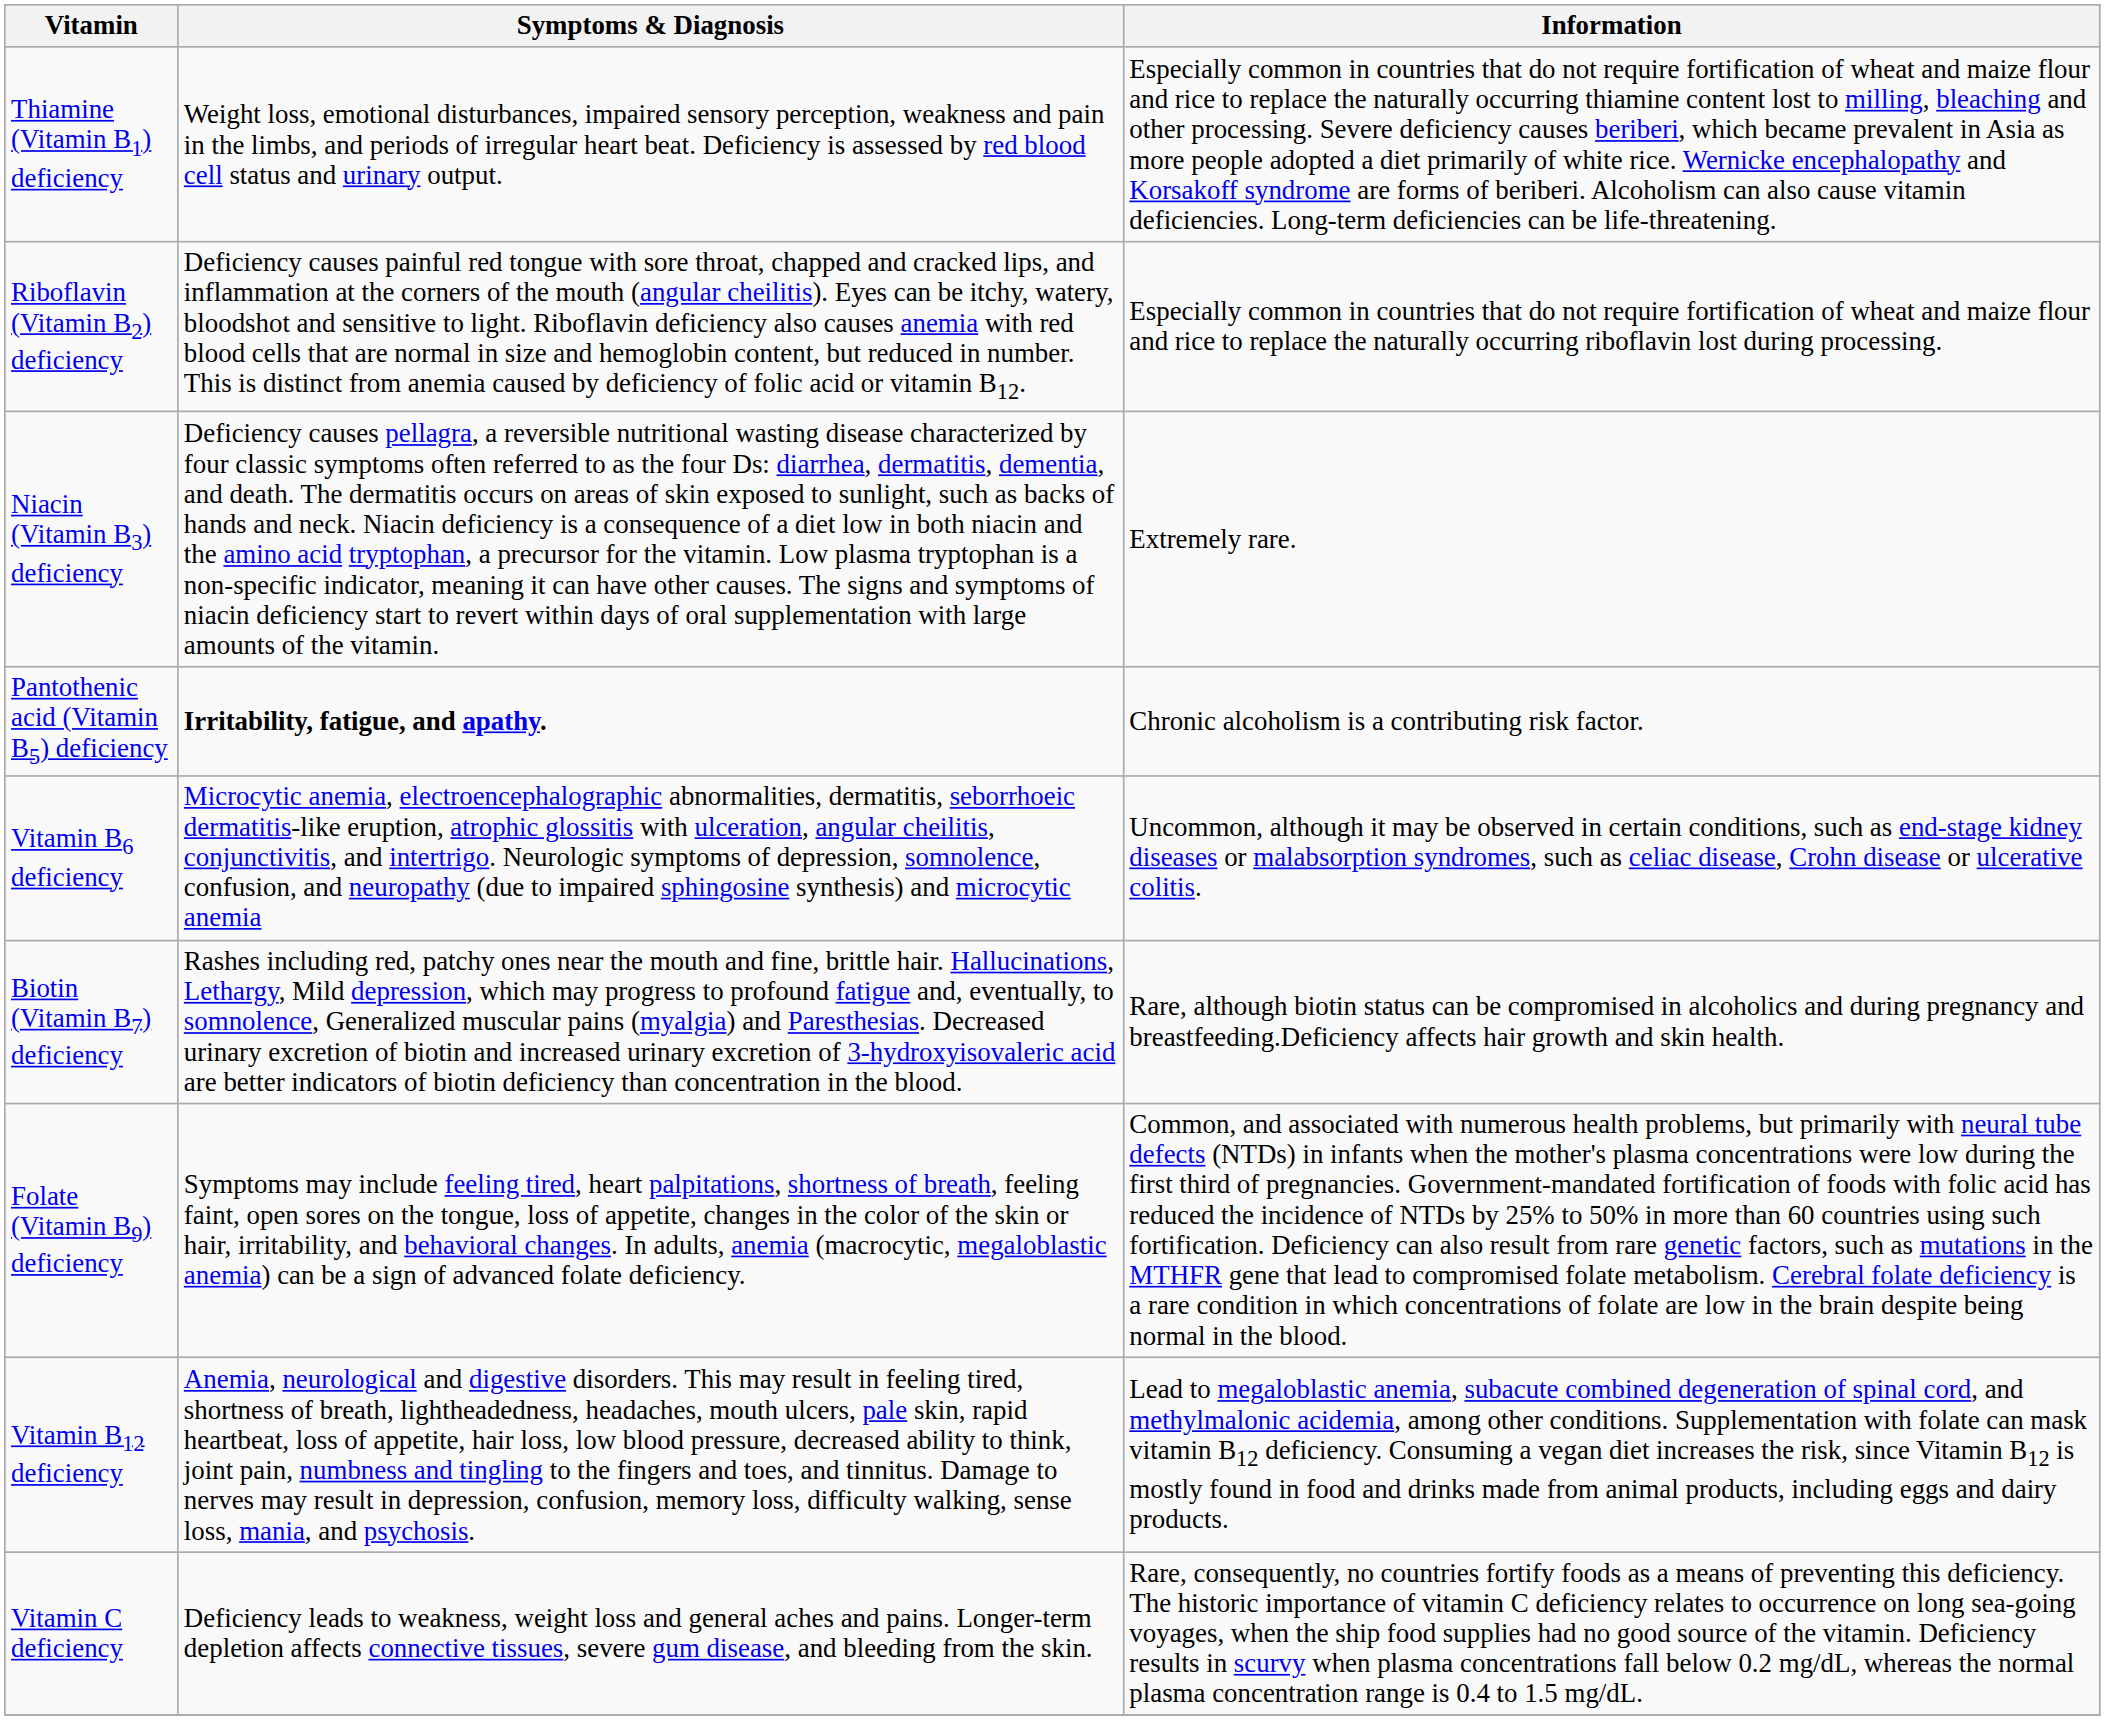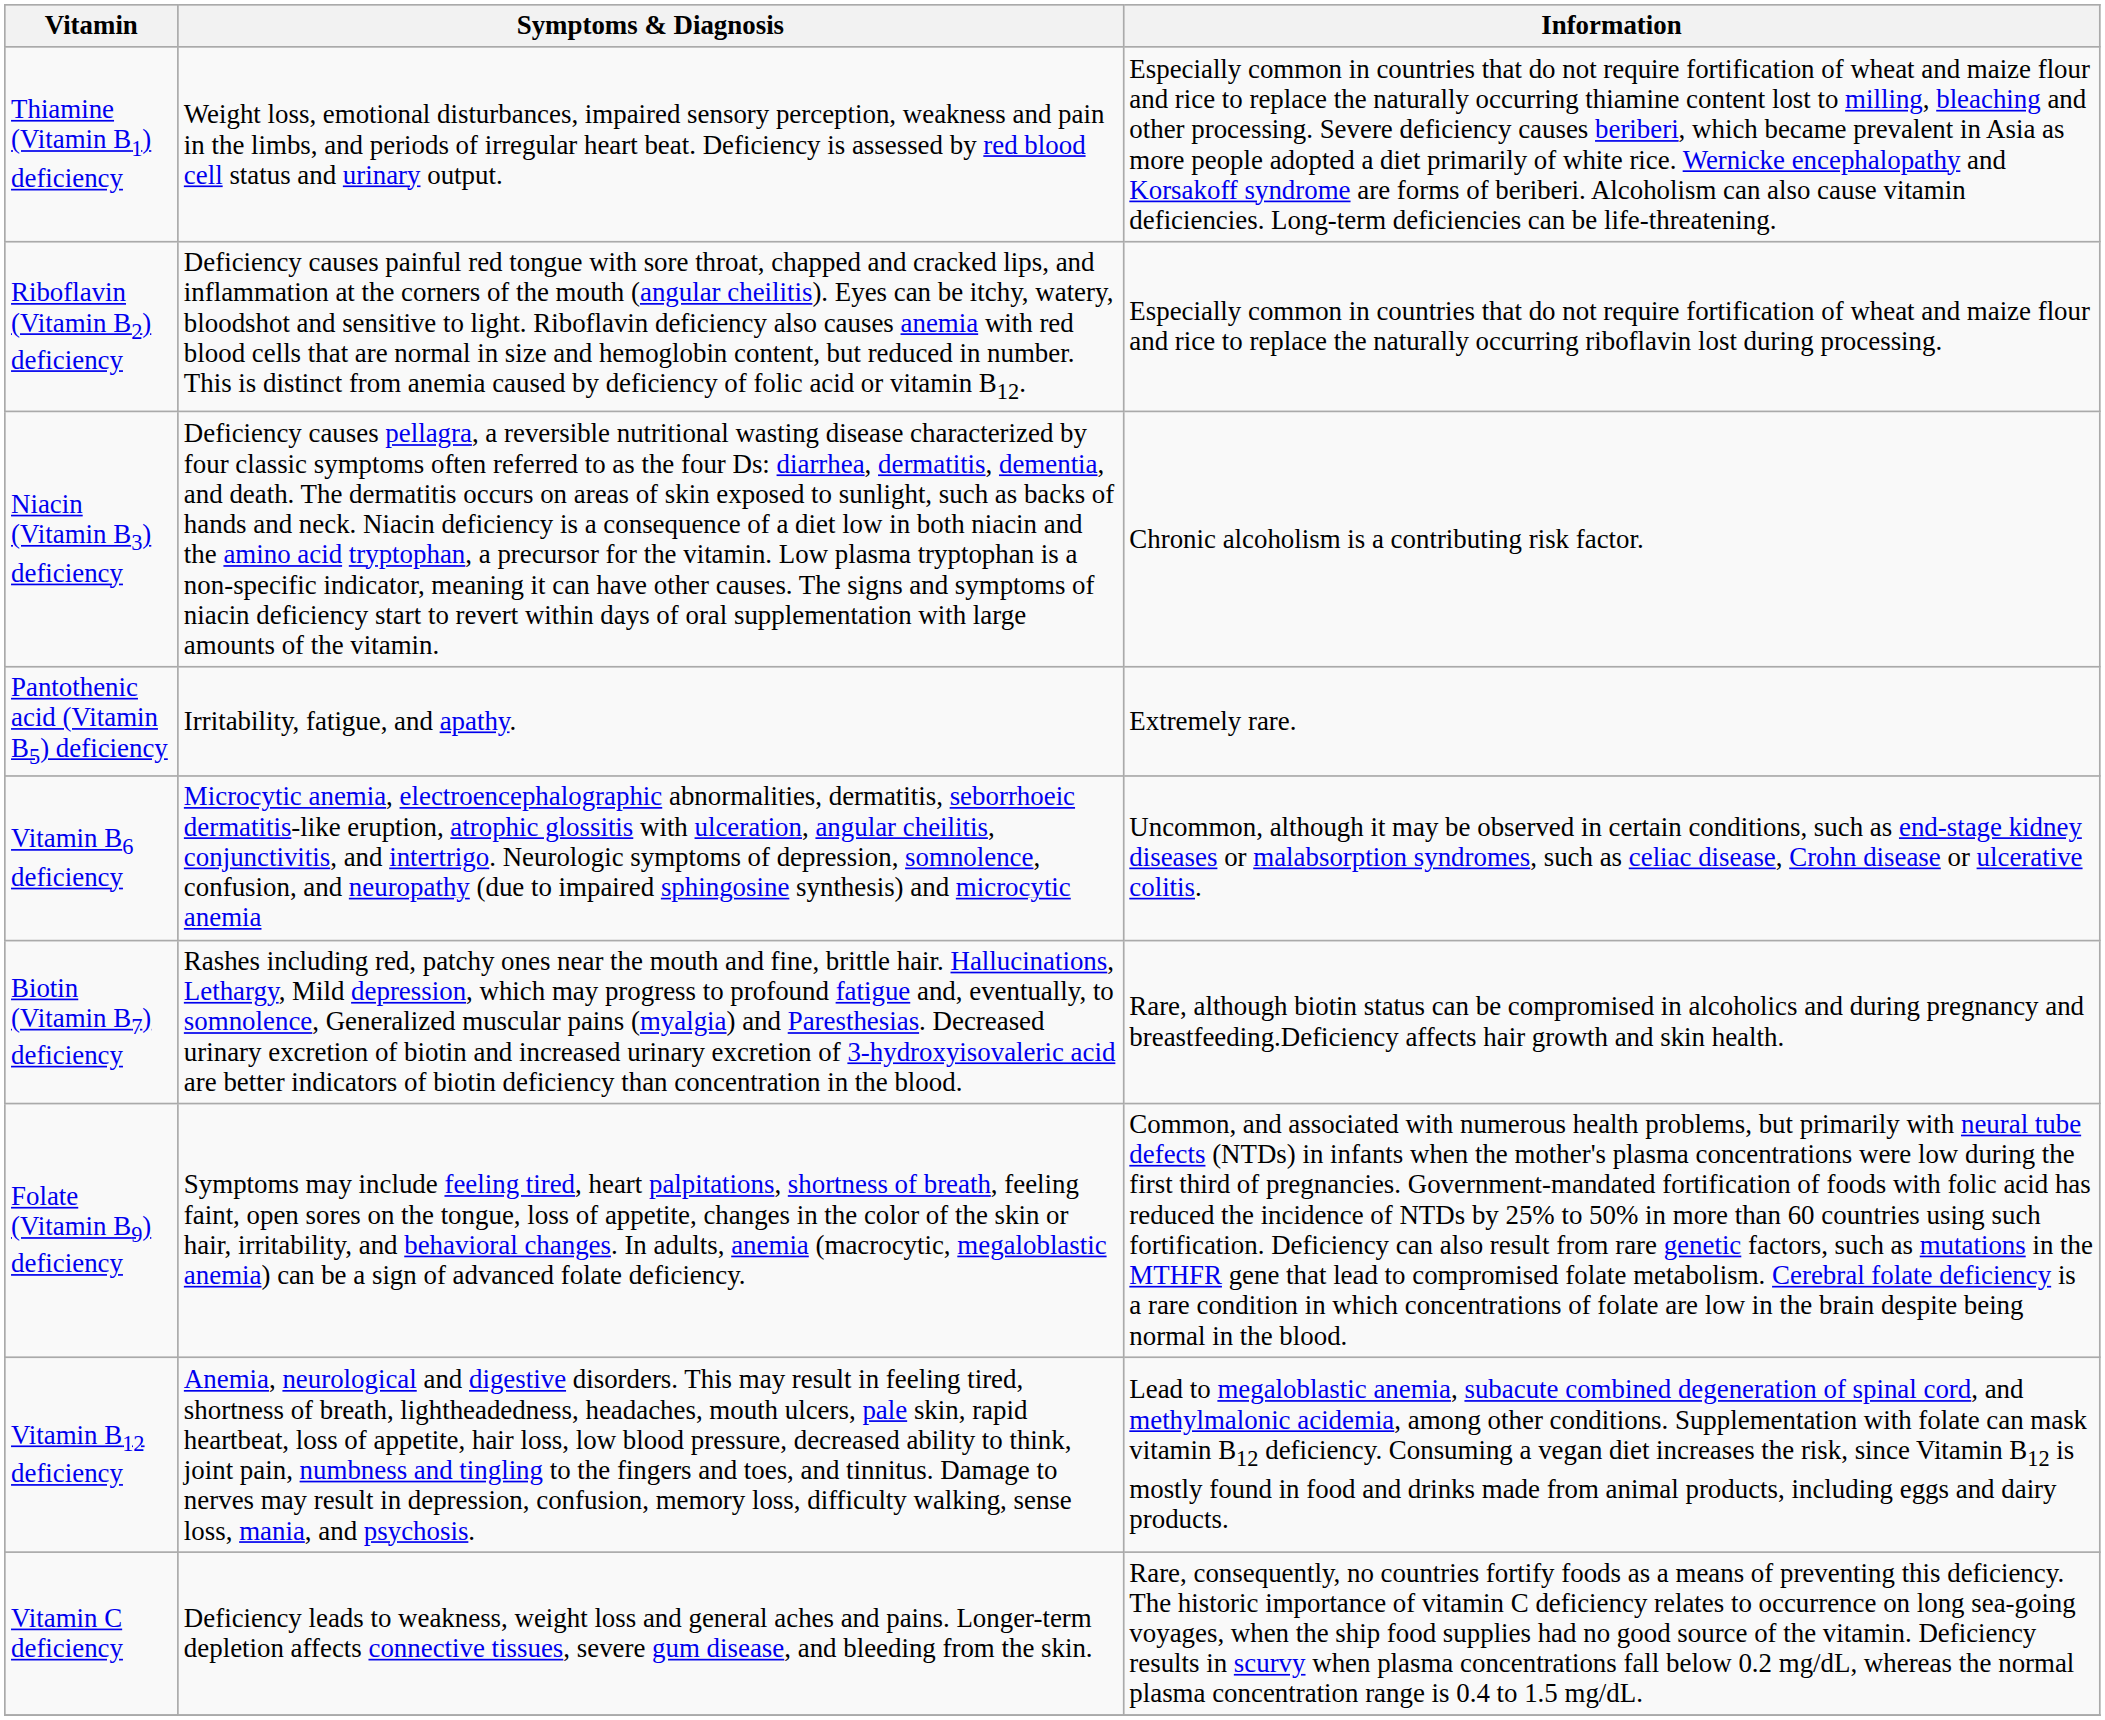(1213, 538) Extremely rare. -> (1386, 538) Chronic alcoholism is a contributing risk factor.
(365, 720) bold -> (350, 720) normal
(1386, 720) Chronic alcoholism is a contributing risk factor. -> (1213, 720) Extremely rare.
